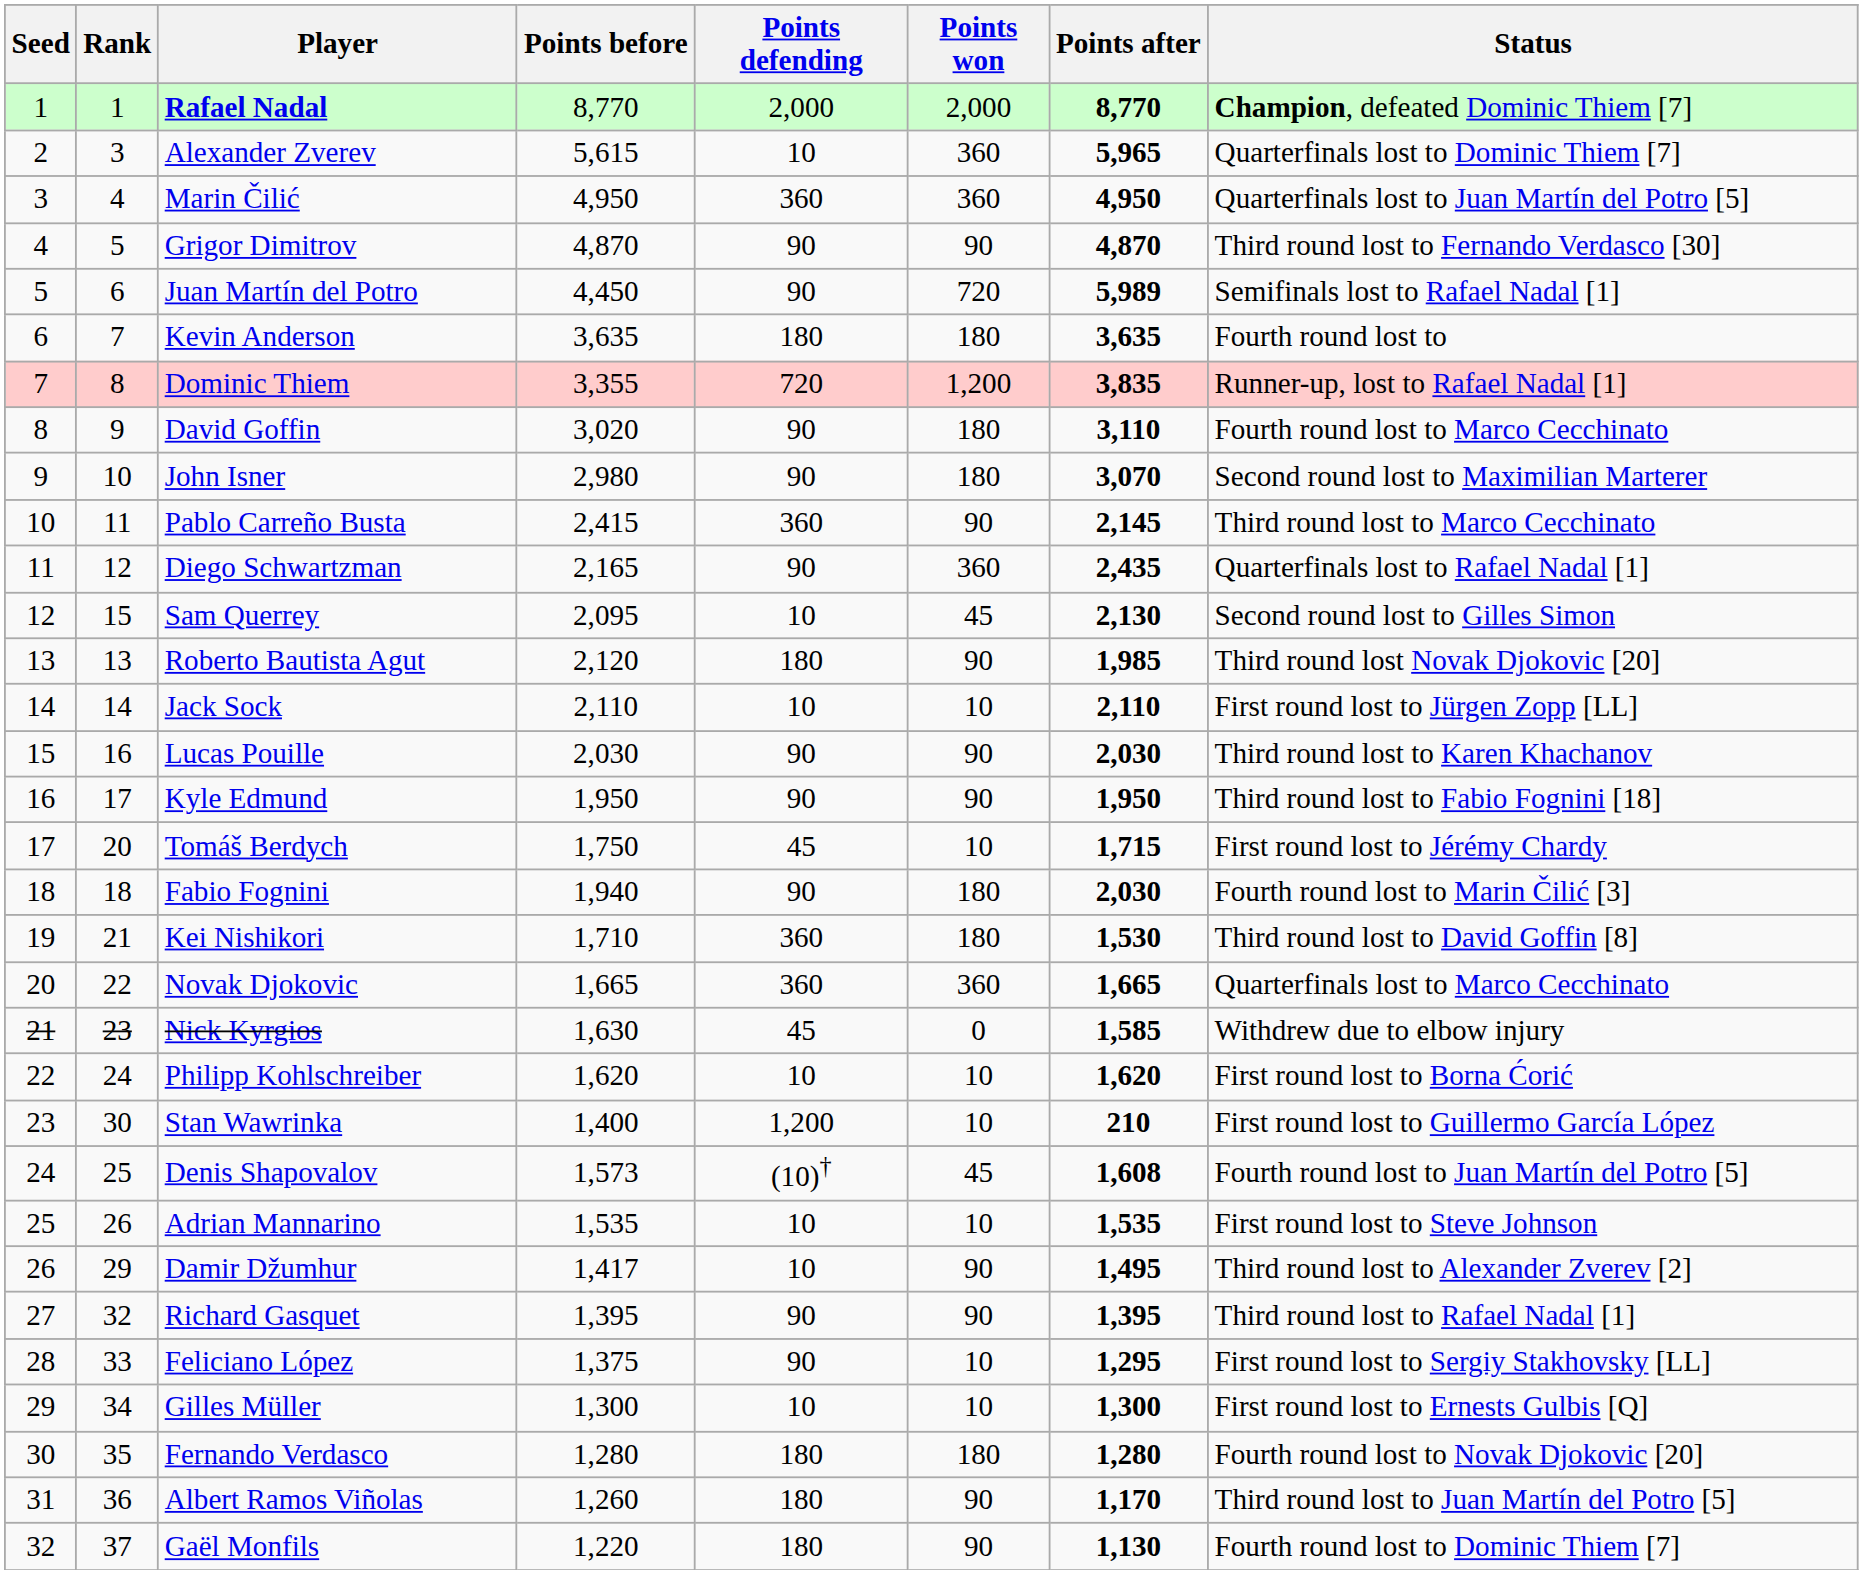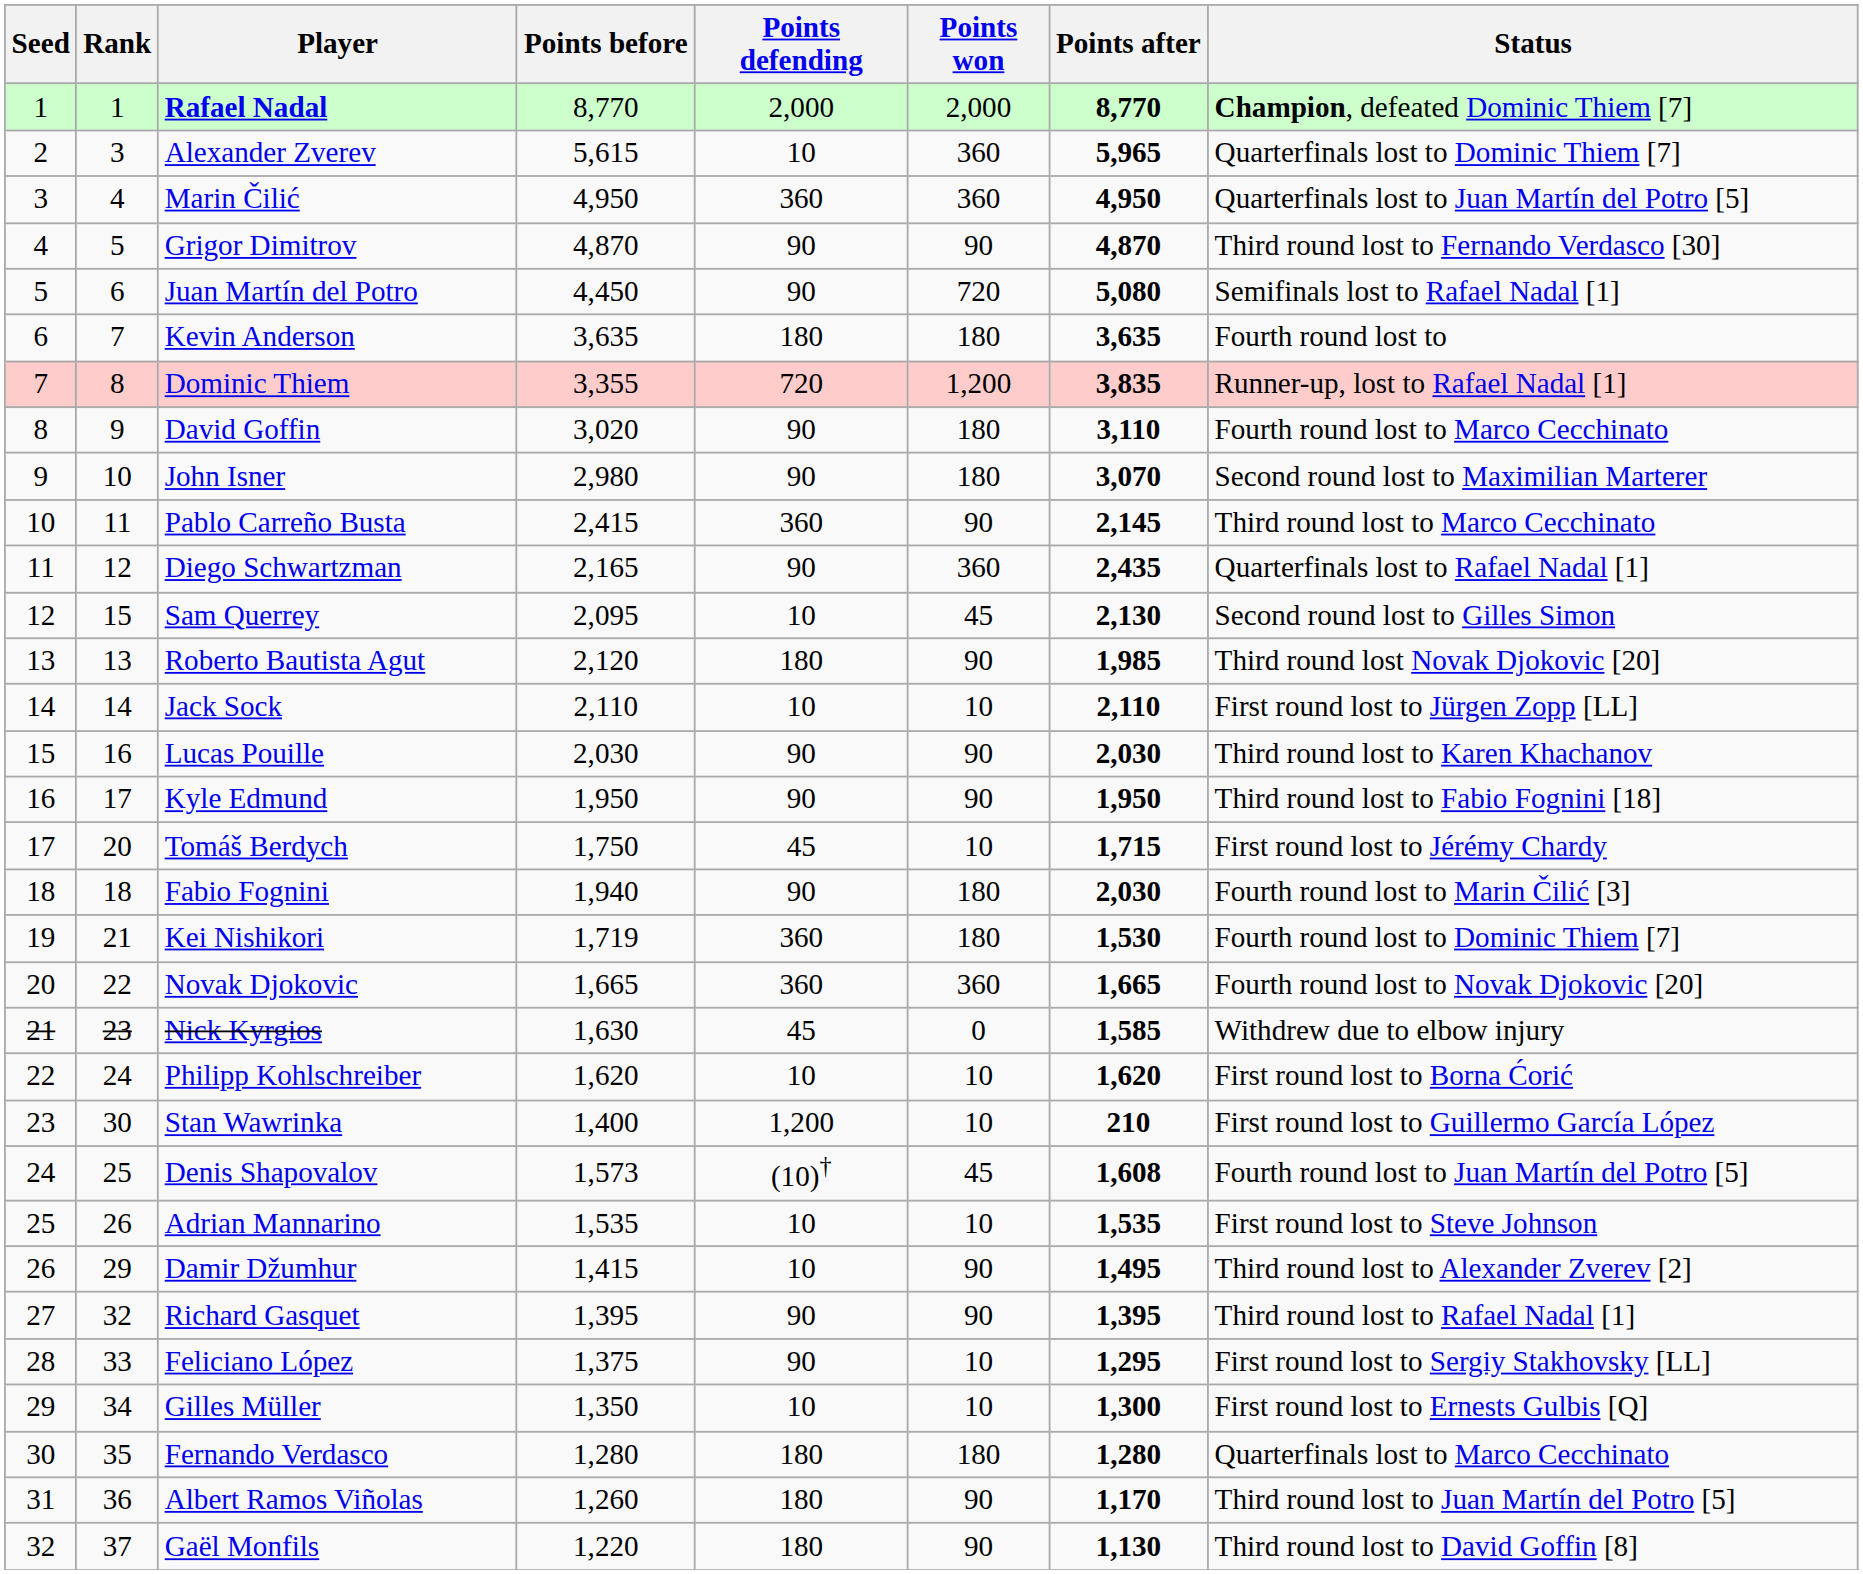(1128, 291) 5,989 -> (1128, 291) 5,080
(606, 937) 1,710 -> (606, 937) 1,719
(1426, 937) Third round lost to David Goffin [8] -> (1447, 937) Fourth round lost to Dominic Thiem [7]
(1442, 984) Quarterfinals lost to Marco Cecchinato -> (1459, 984) Fourth round lost to Novak Djokovic [20]
(606, 1268) 1,417 -> (606, 1268) 1,415
(606, 1407) 1,300 -> (606, 1407) 1,350
(1459, 1453) Fourth round lost to Novak Djokovic [20] -> (1442, 1453) Quarterfinals lost to Marco Cecchinato
(1447, 1546) Fourth round lost to Dominic Thiem [7] -> (1426, 1546) Third round lost to David Goffin [8]
